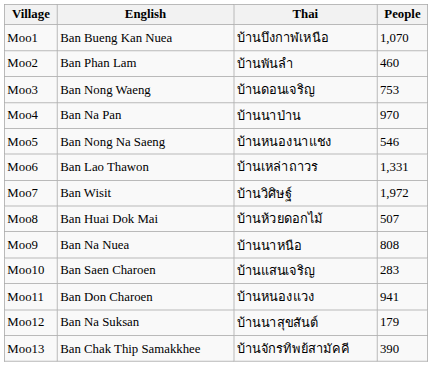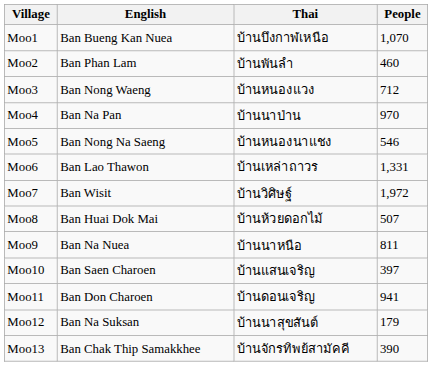(276, 89) บ้านดอนเจริญ -> (275, 89) บ้านหนองแวง
(390, 89) 753 -> (390, 89) 712
(390, 244) 808 -> (389, 244) 811
(390, 270) 283 -> (390, 270) 397
(275, 297) บ้านหนองแวง -> (276, 297) บ้านดอนเจริญ
